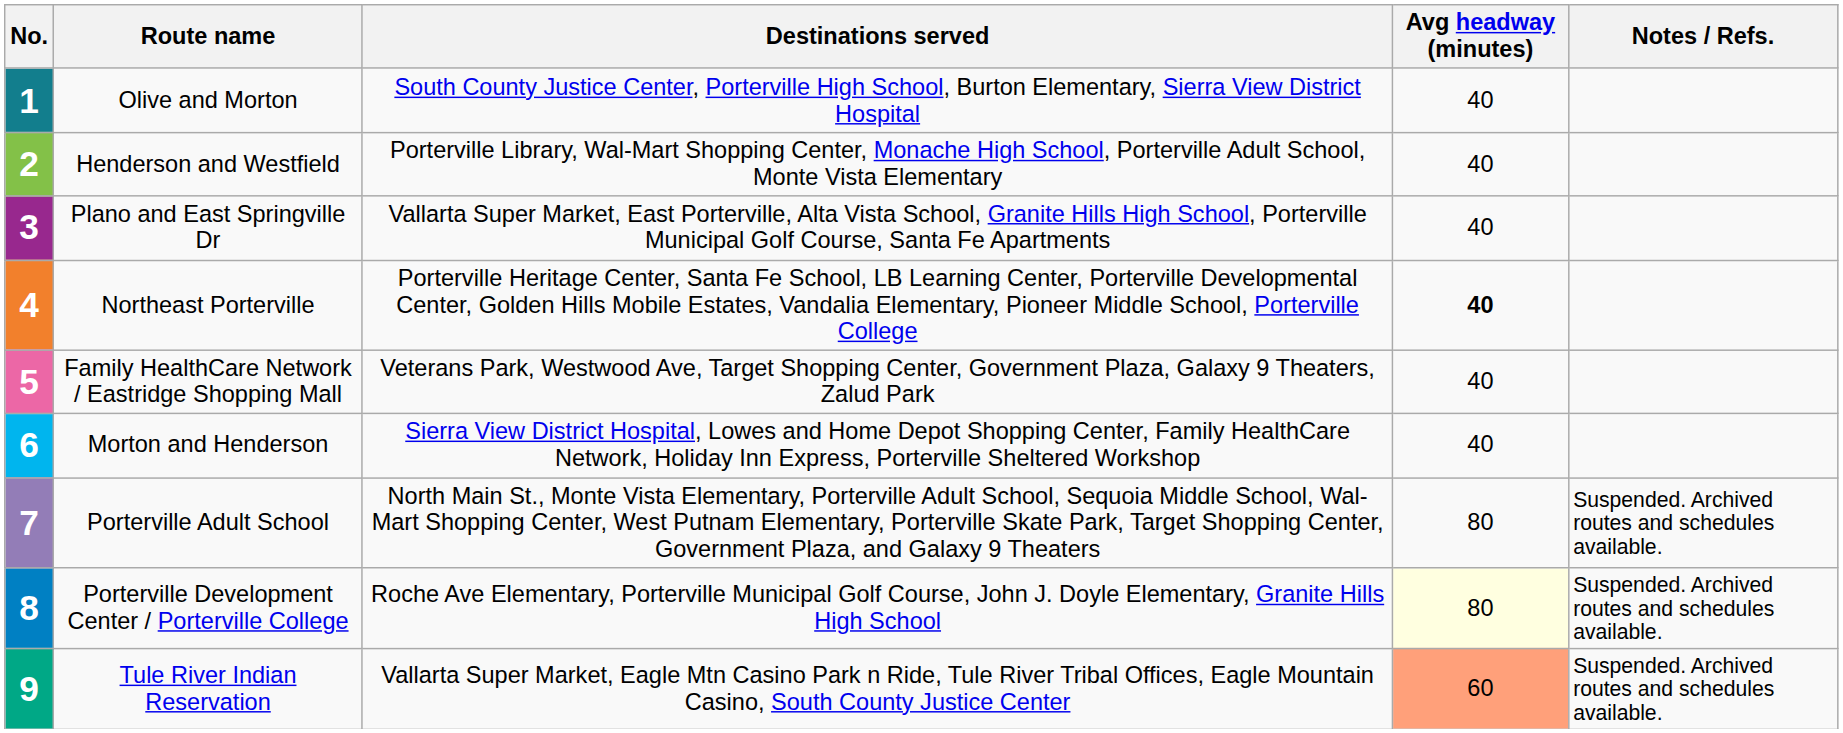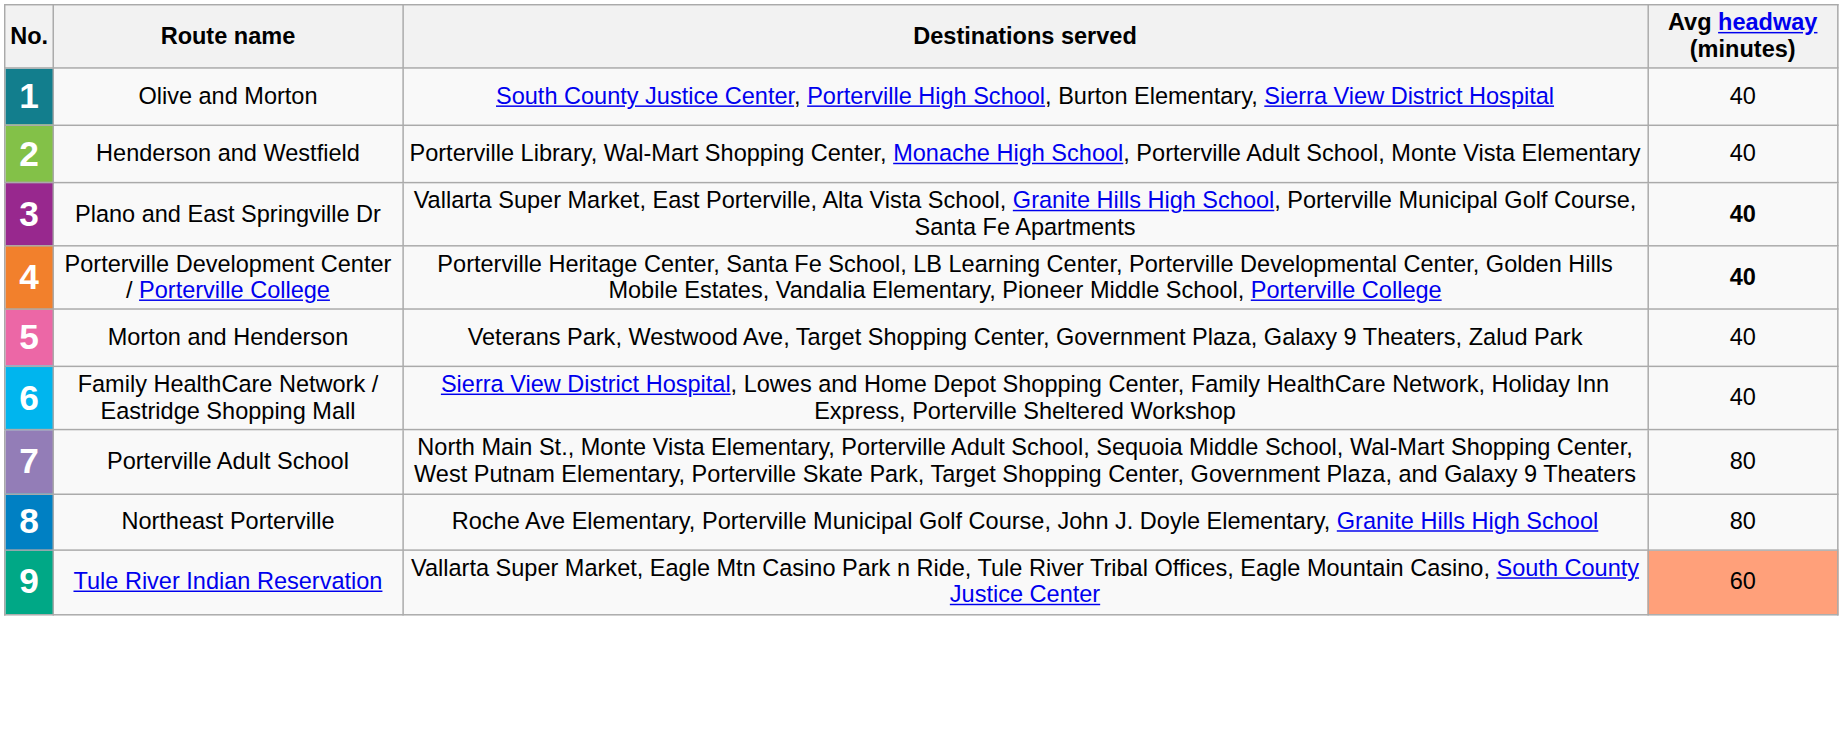- column: (1703, 36)
(1480, 227) normal -> (1743, 213) bold
(208, 304) Northeast Porterville -> (228, 277) Porterville Development Center / Porterville College
(208, 381) Family HealthCare Network / Eastridge Shopping Mall -> (228, 337) Morton and Henderson
(208, 445) Morton and Henderson -> (228, 397) Family HealthCare Network / Eastridge Shopping Mall
(208, 607) Porterville Development Center / Porterville College -> (228, 521) Northeast Porterville
(1480, 607) lightyellow background -> (1743, 521) no background
